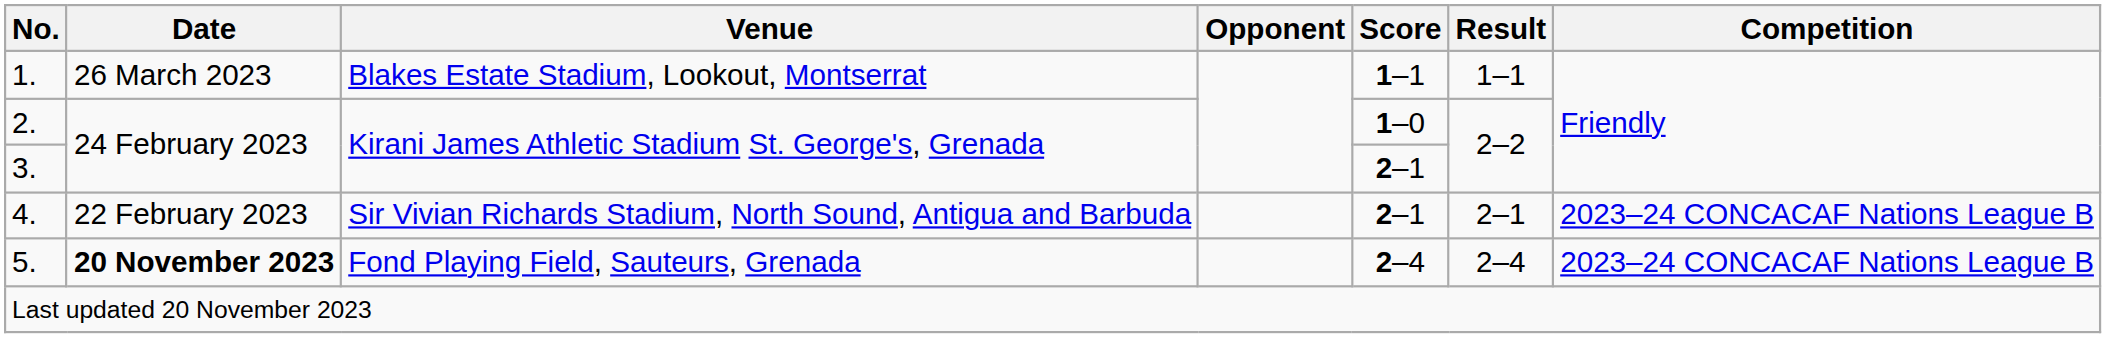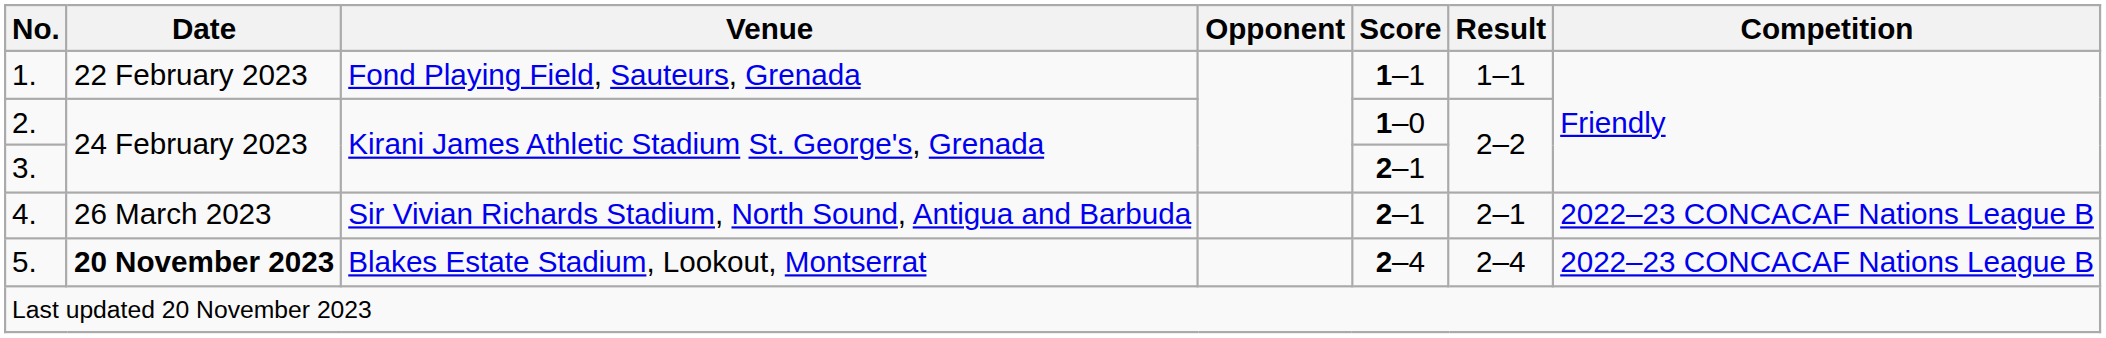(173, 75) 26 March 2023 -> (191, 75) 22 February 2023
(637, 75) Blakes Estate Stadium, Lookout, Montserrat -> (604, 75) Fond Playing Field, Sauteurs, Grenada
(191, 215) 22 February 2023 -> (173, 215) 26 March 2023
(1827, 215) 2023–24 CONCACAF Nations League B -> (1827, 215) 2022–23 CONCACAF Nations League B
(604, 262) Fond Playing Field, Sauteurs, Grenada -> (637, 262) Blakes Estate Stadium, Lookout, Montserrat
(1827, 262) 2023–24 CONCACAF Nations League B -> (1827, 262) 2022–23 CONCACAF Nations League B
